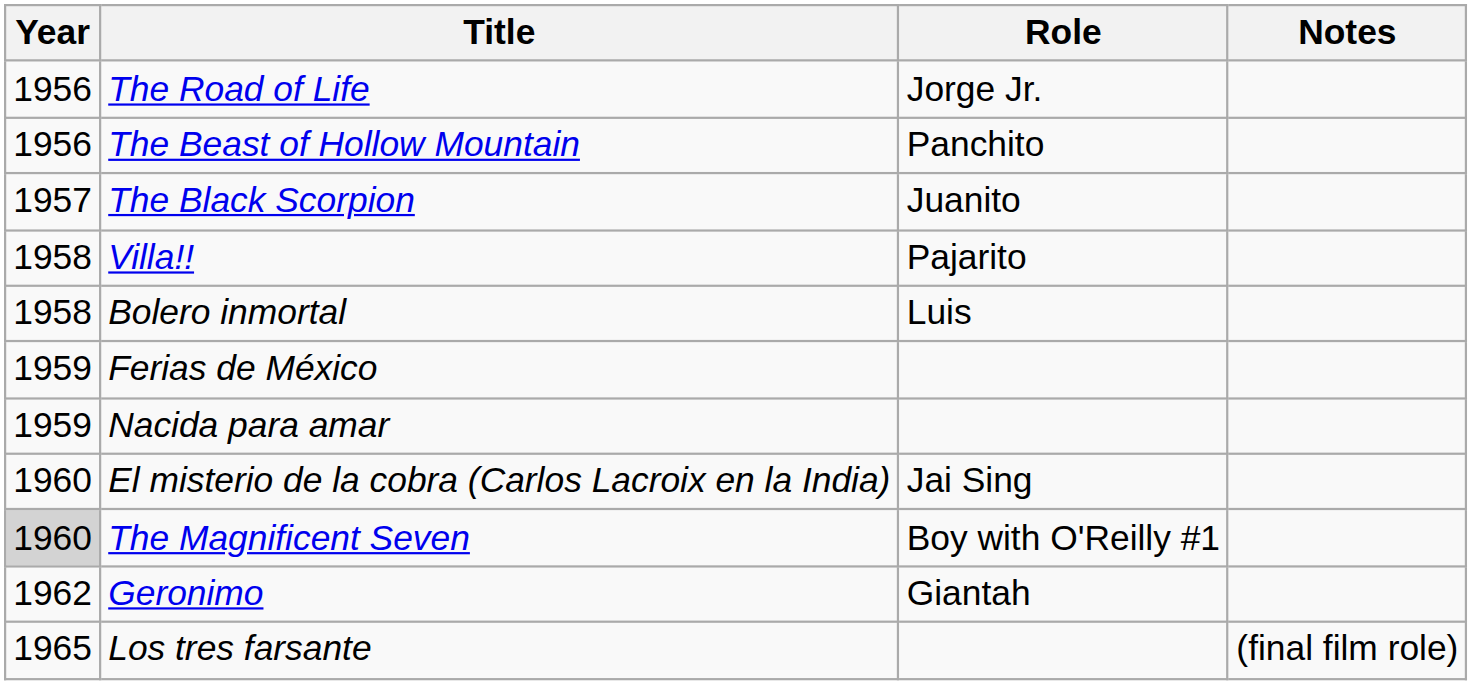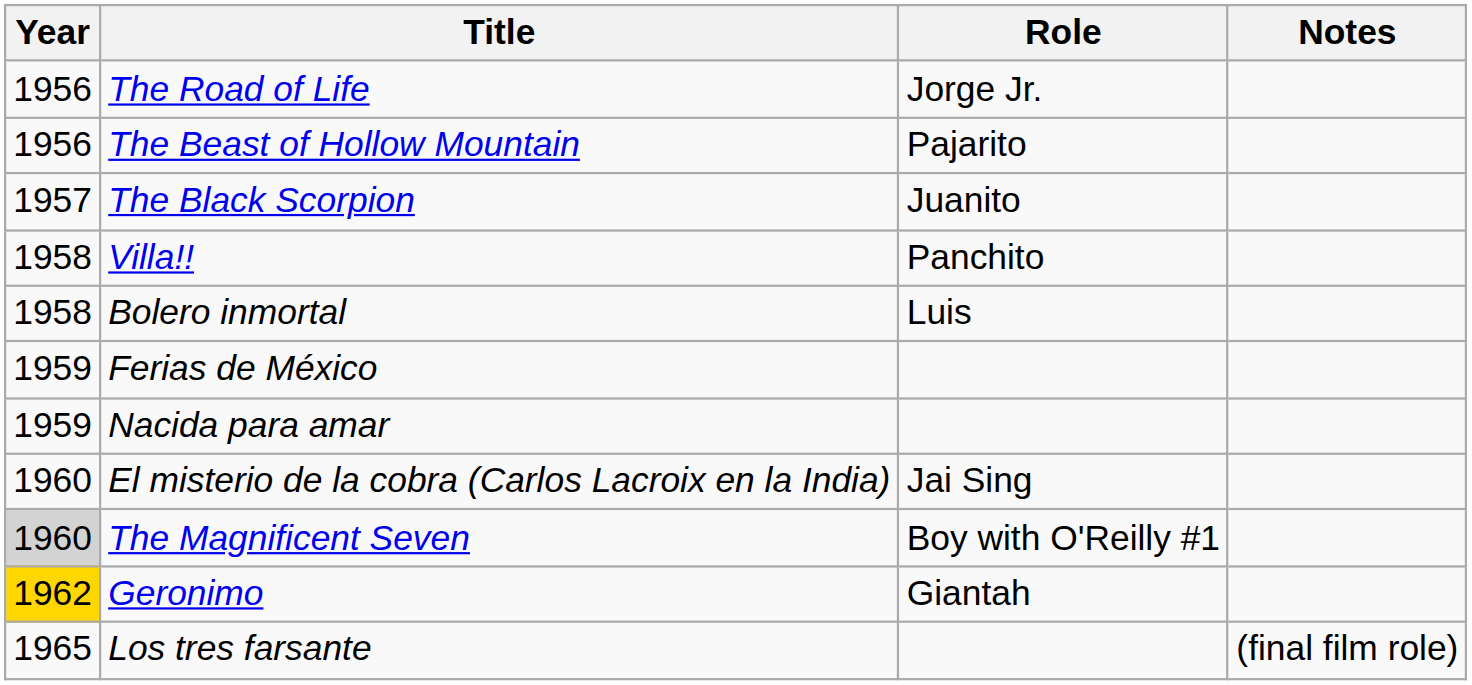(976, 144) Panchito -> (967, 144) Pajarito
(967, 256) Pajarito -> (976, 256) Panchito
(53, 593) no background -> (53, 593) gold background
